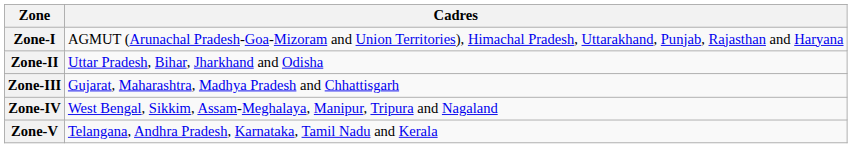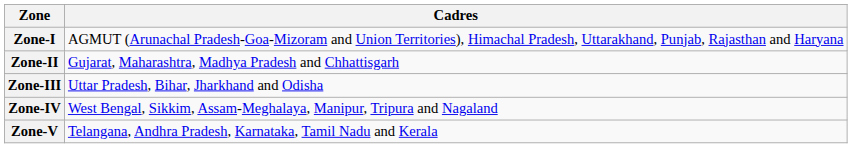(196, 62) Uttar Pradesh, Bihar, Jharkhand and Odisha -> (234, 62) Gujarat, Maharashtra, Madhya Pradesh and Chhattisgarh
(234, 85) Gujarat, Maharashtra, Madhya Pradesh and Chhattisgarh -> (196, 85) Uttar Pradesh, Bihar, Jharkhand and Odisha
